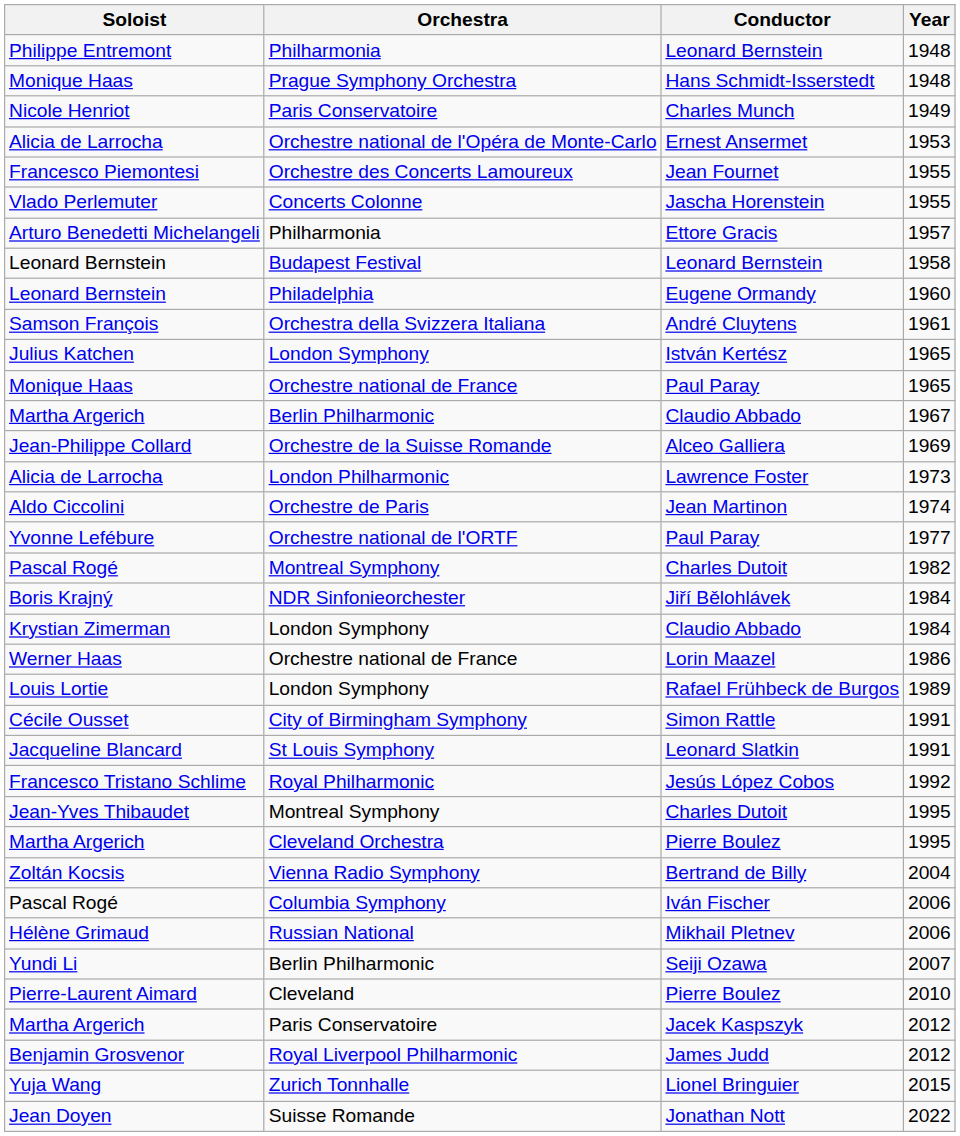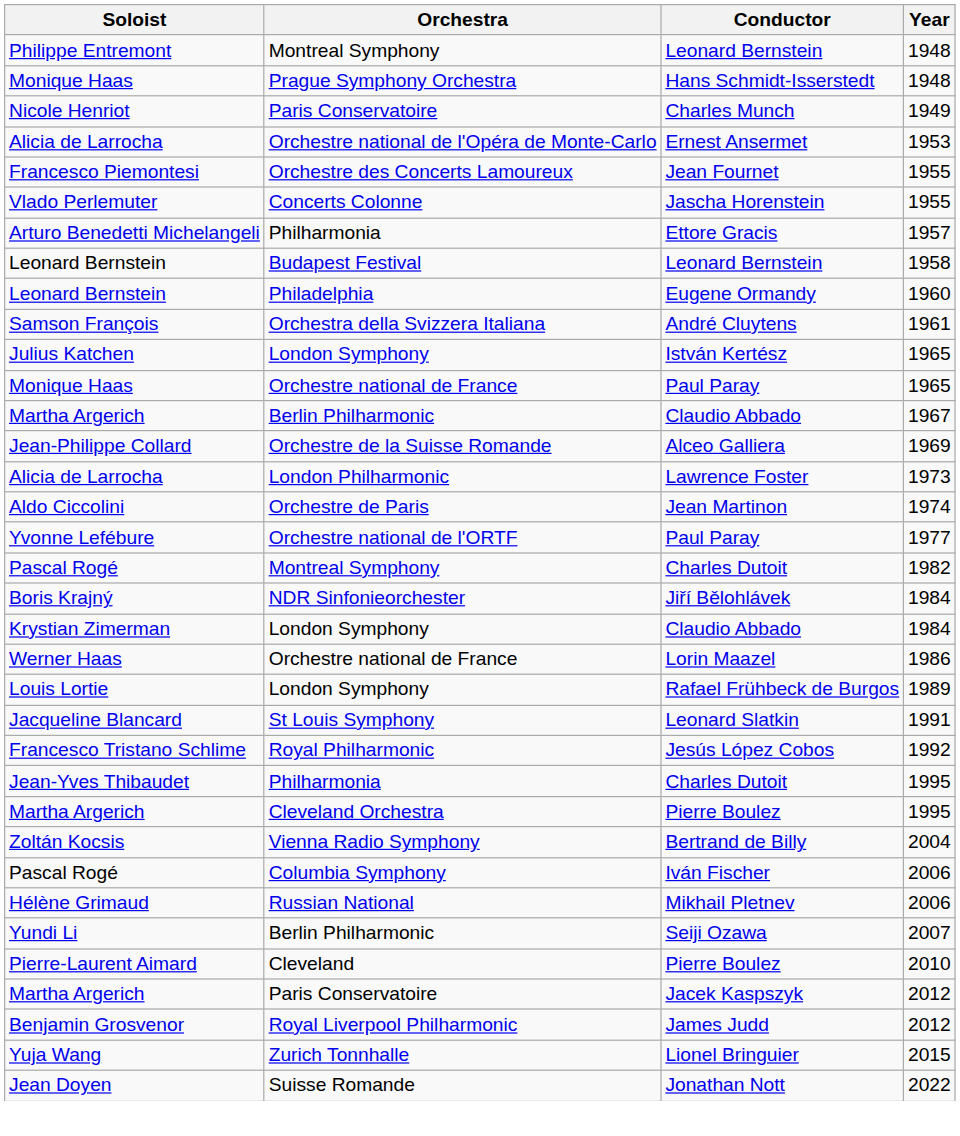(325, 50) Philharmonia -> (354, 50) Montreal Symphony
- row: (720, 720)
(354, 811) Montreal Symphony -> (325, 780) Philharmonia
